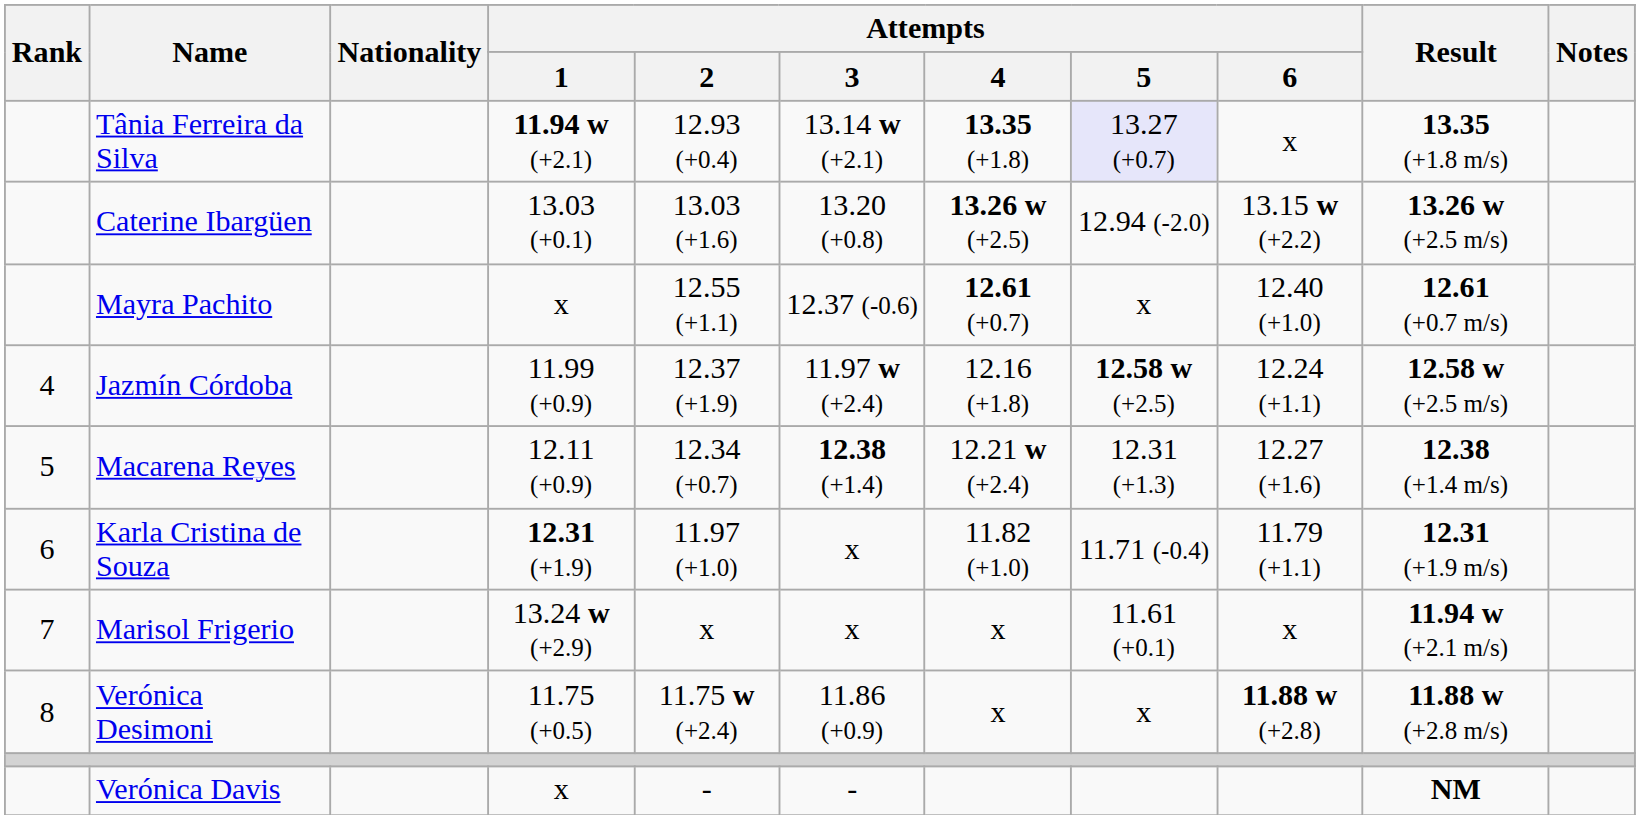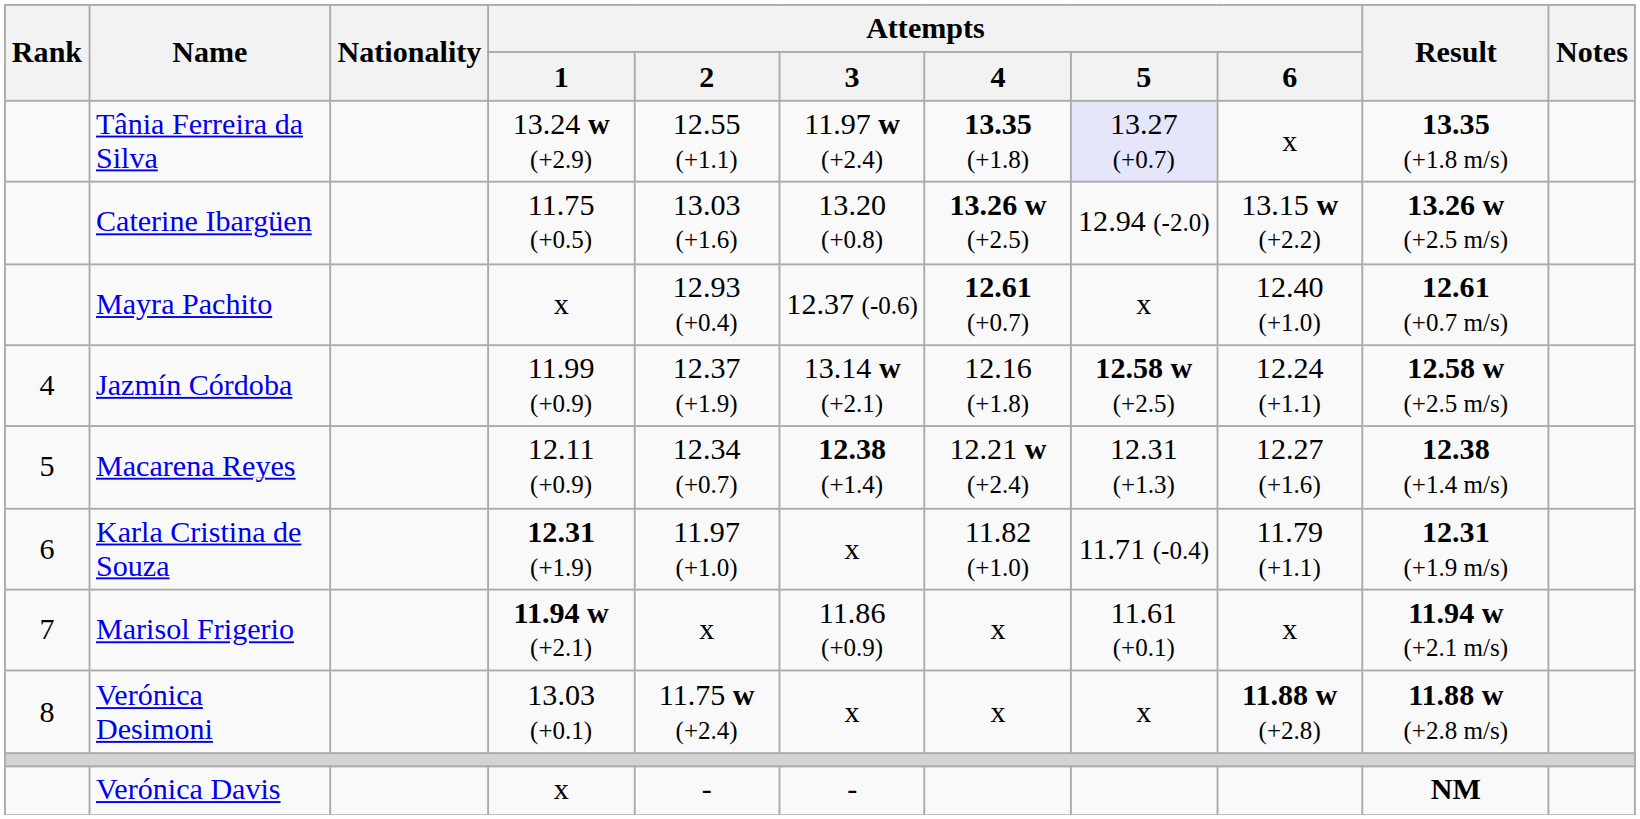(561, 140) 11.94 w (+2.1) -> (561, 140) 13.24 w (+2.9)
(707, 140) 12.93 (+0.4) -> (707, 140) 12.55 (+1.1)
(852, 140) 13.14 w (+2.1) -> (852, 140) 11.97 w (+2.4)
(561, 222) 13.03 (+0.1) -> (561, 222) 11.75 (+0.5)
(707, 303) 12.55 (+1.1) -> (707, 303) 12.93 (+0.4)
(852, 385) 11.97 w (+2.4) -> (852, 385) 13.14 w (+2.1)
(561, 629) 13.24 w (+2.9) -> (561, 629) 11.94 w (+2.1)
(852, 629) x -> (852, 629) 11.86 (+0.9)
(561, 711) 11.75 (+0.5) -> (561, 711) 13.03 (+0.1)
(852, 711) 11.86 (+0.9) -> (852, 711) x
